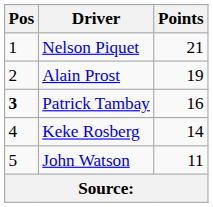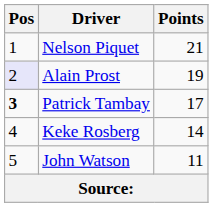(13, 75) no background -> (13, 75) lavender background
(195, 103) 16 -> (195, 103) 17
